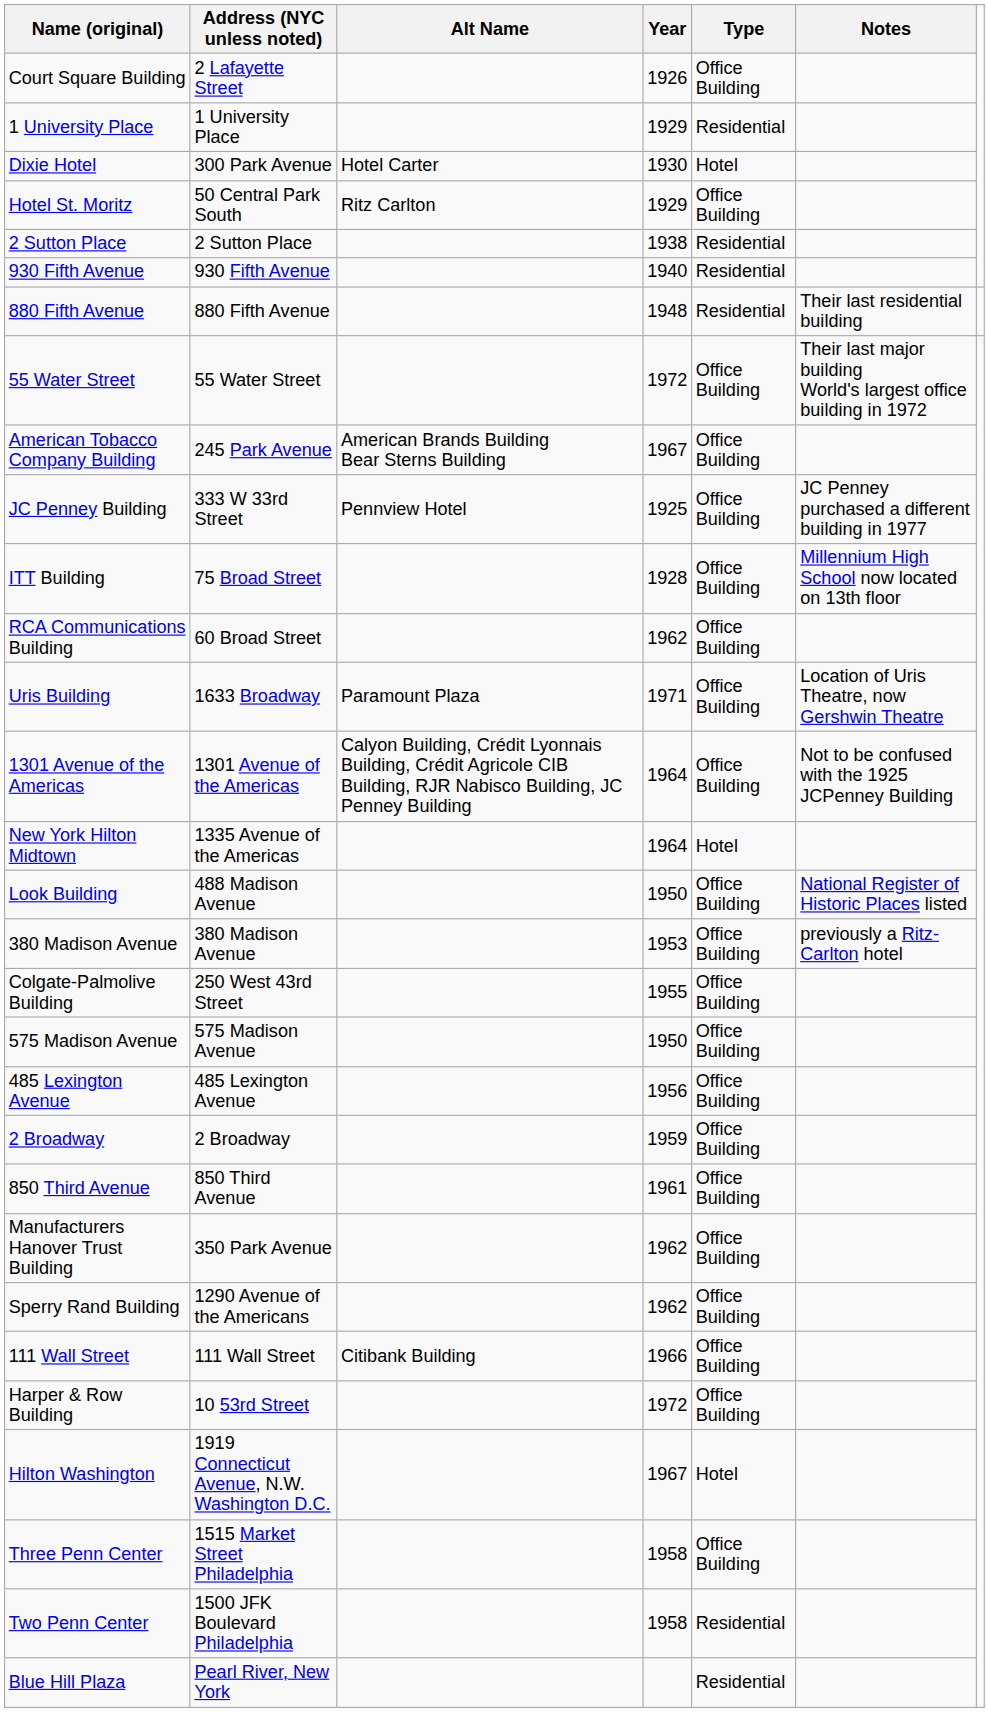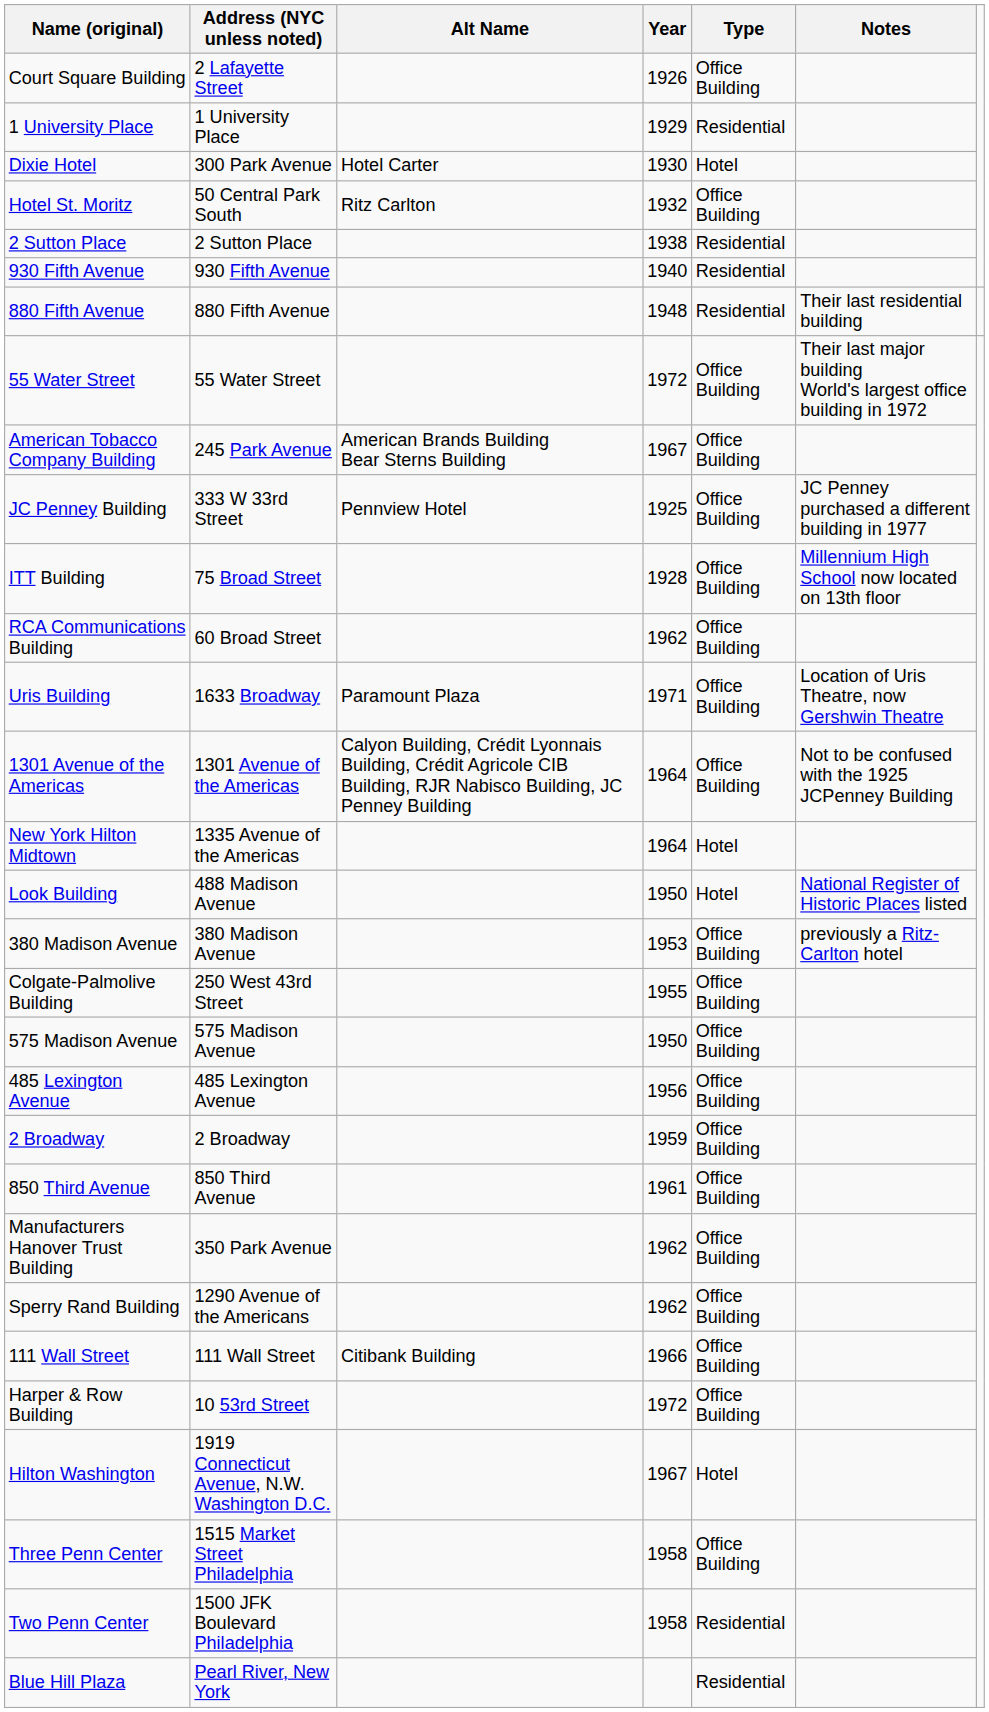(667, 204) 1929 -> (667, 204) 1932
(728, 894) Office Building -> (717, 894) Hotel
